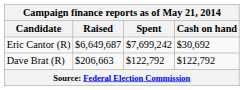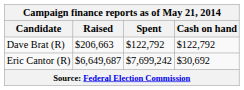rows swapped: (39, 45) <-> (36, 61)
